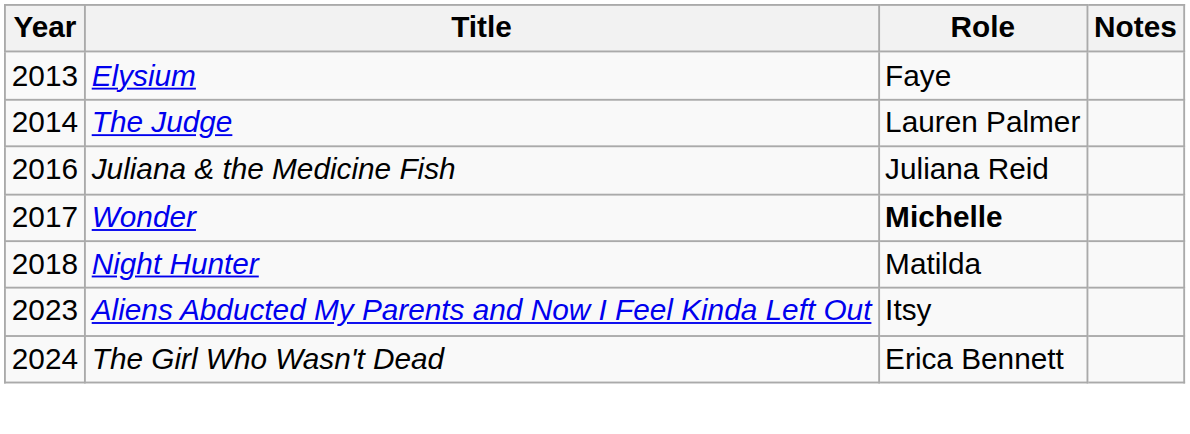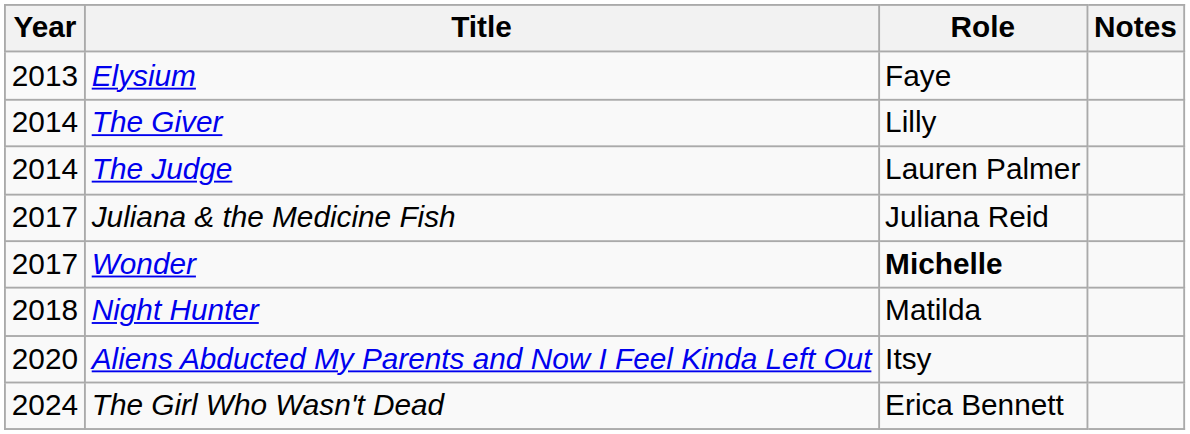+ row: (157, 122)
(45, 169) 2016 -> (45, 216) 2017
(45, 311) 2023 -> (45, 358) 2020
